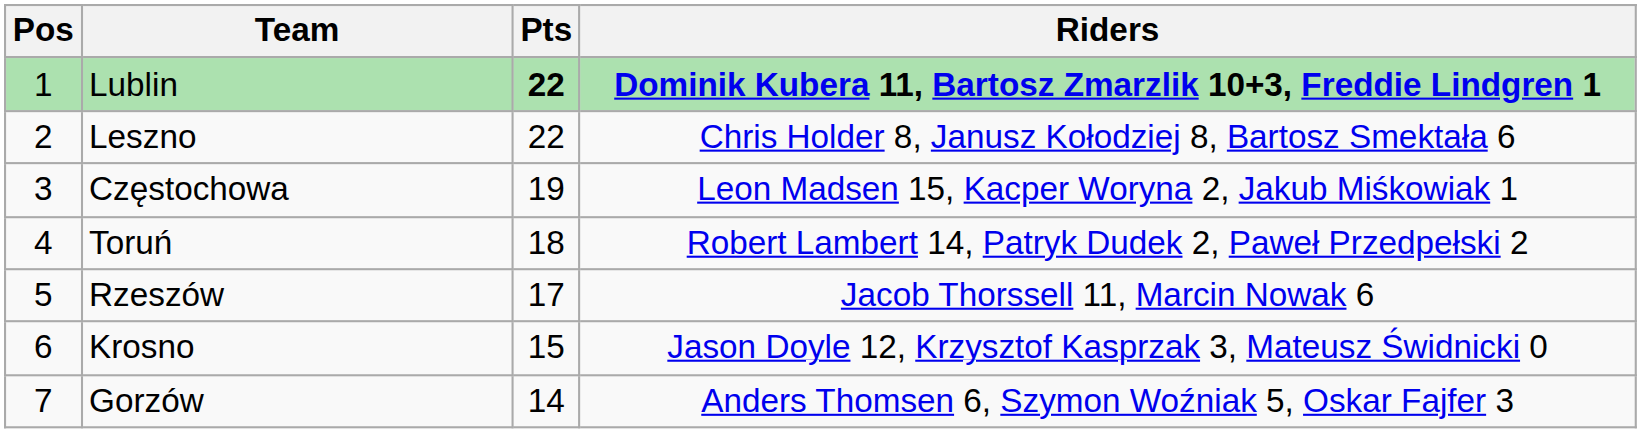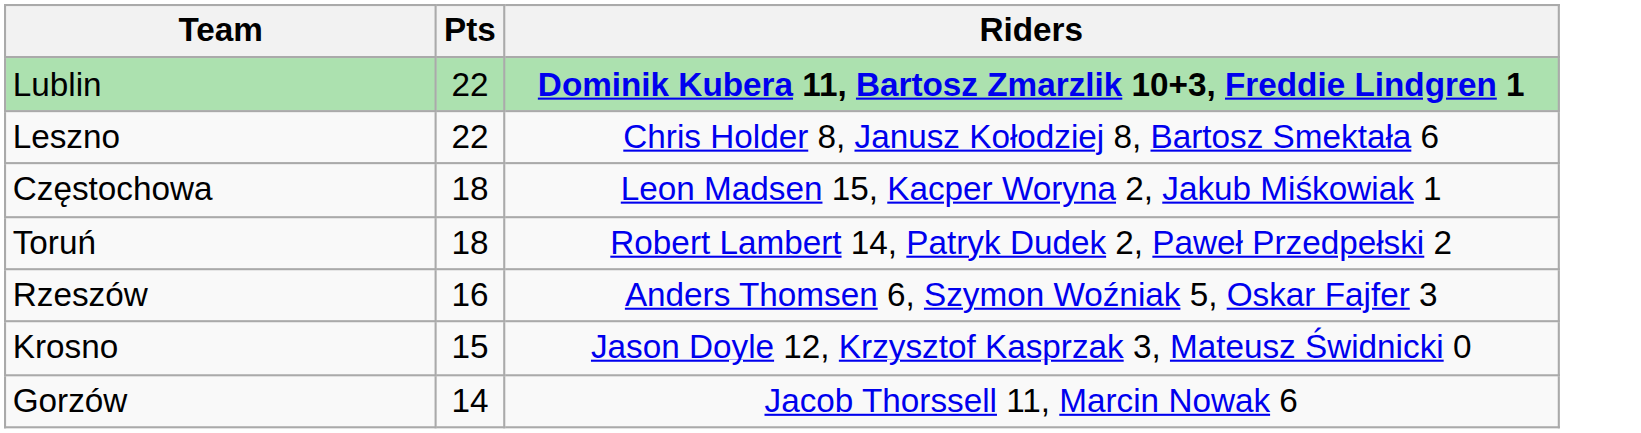- column: (43, 30)
(546, 83) bold -> (470, 83) normal
(546, 189) 19 -> (470, 189) 18
(546, 294) 17 -> (470, 294) 16
(1108, 294) Jacob Thorssell 11, Marcin Nowak 6 -> (1031, 294) Anders Thomsen 6, Szymon Woźniak 5, Oskar Fajfer 3
(1108, 400) Anders Thomsen 6, Szymon Woźniak 5, Oskar Fajfer 3 -> (1031, 400) Jacob Thorssell 11, Marcin Nowak 6
